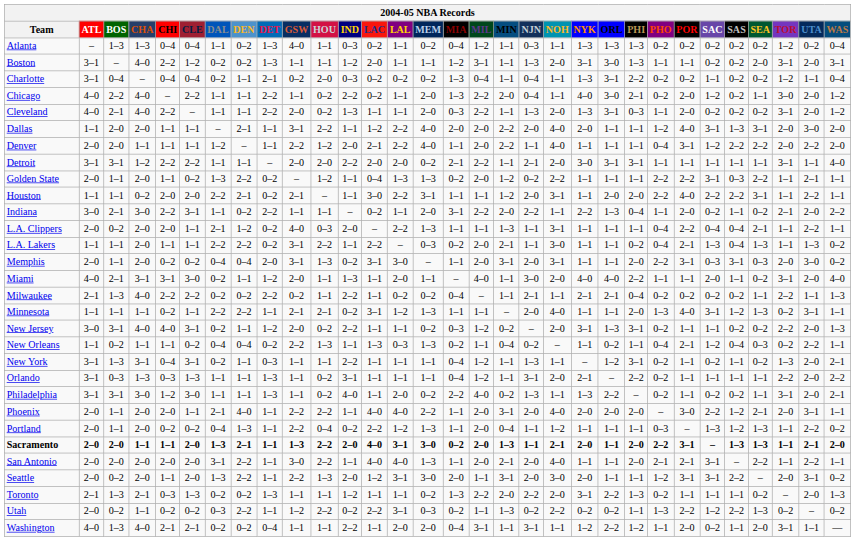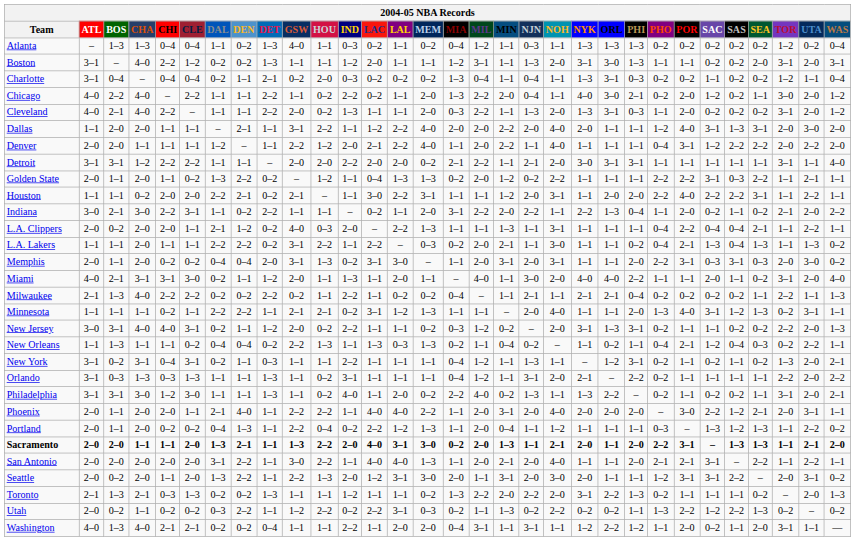(636, 79) 2–2 -> (636, 79) 0–3
(116, 345) 0–2 -> (116, 345) 1–3
(116, 362) 1–3 -> (116, 362) 0–2
